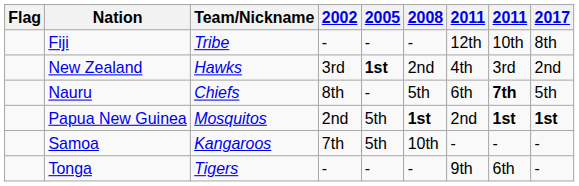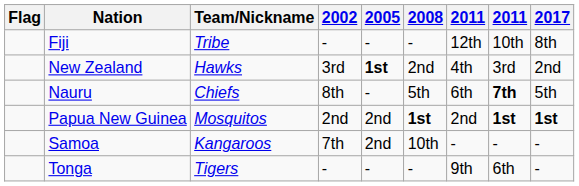(376, 118) 5th -> (378, 118) 2nd
(376, 144) 5th -> (378, 144) 2nd
